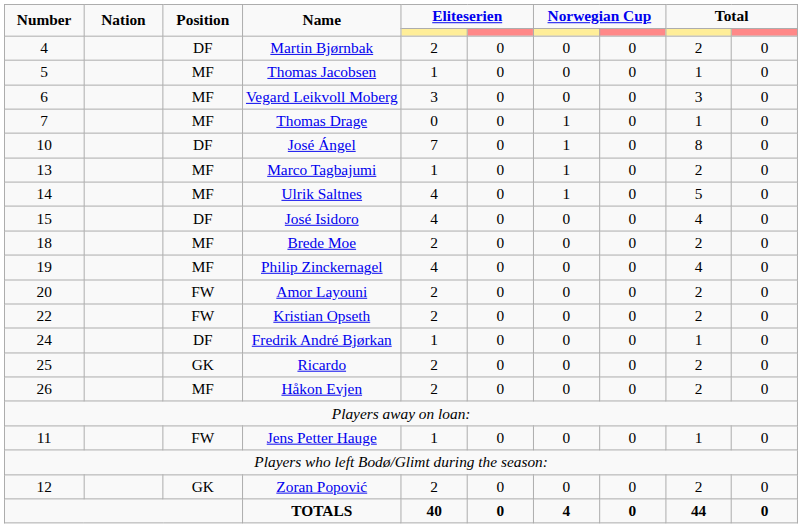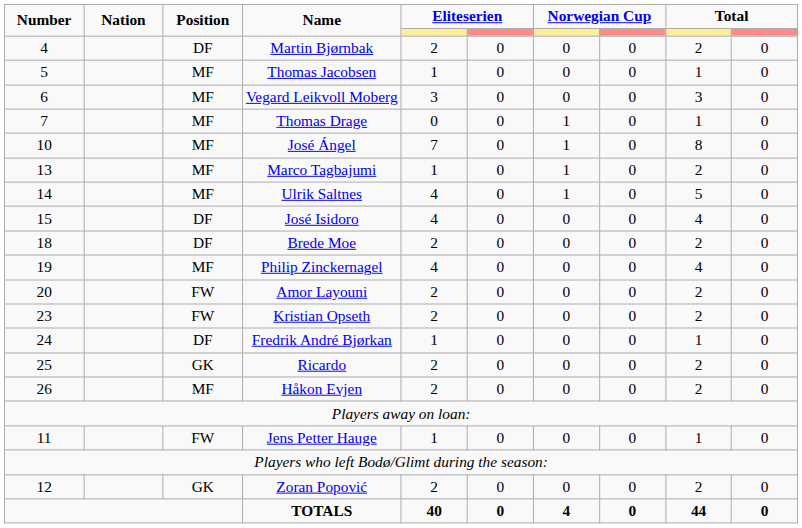(203, 145) DF -> (203, 145) MF
(203, 242) MF -> (203, 242) DF
(44, 316) 22 -> (44, 316) 23
